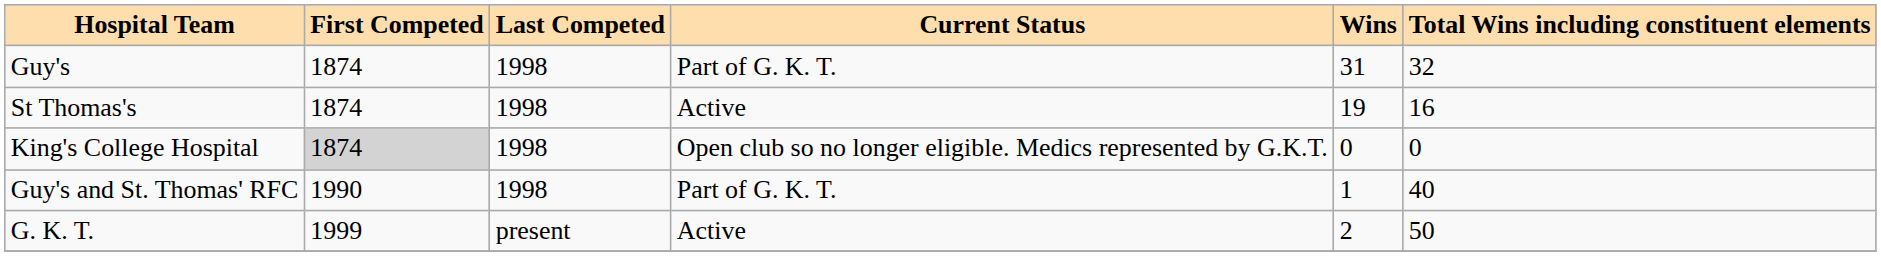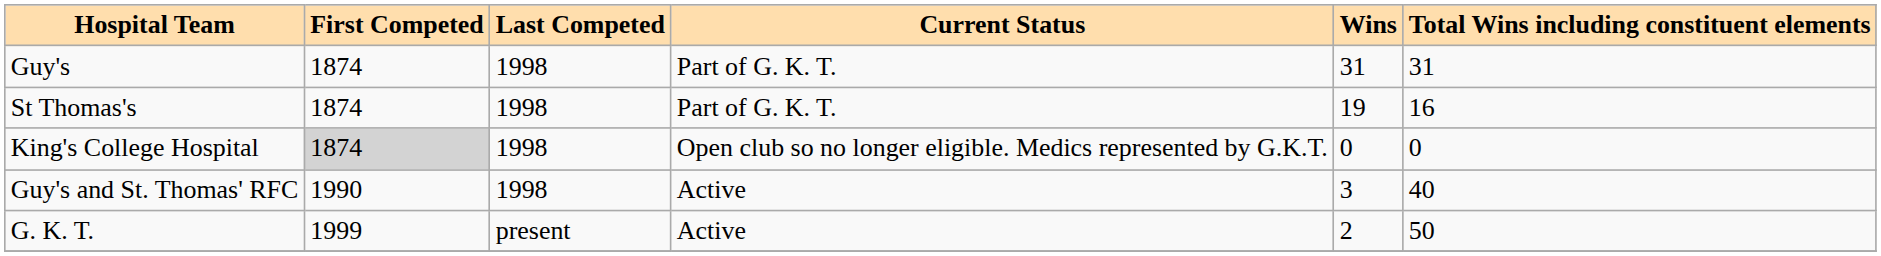(1422, 66) 32 -> (1422, 66) 31
(711, 107) Active -> (757, 107) Part of G. K. T.
(757, 189) Part of G. K. T. -> (711, 189) Active
(1346, 189) 1 -> (1346, 189) 3
